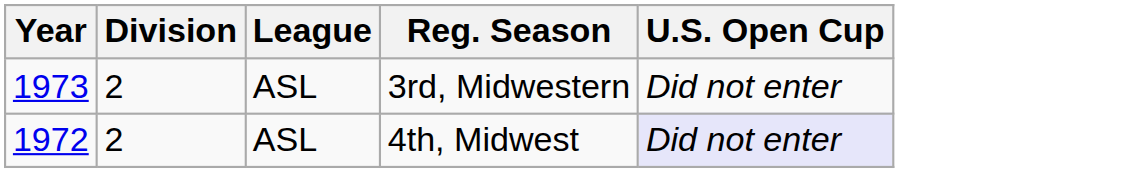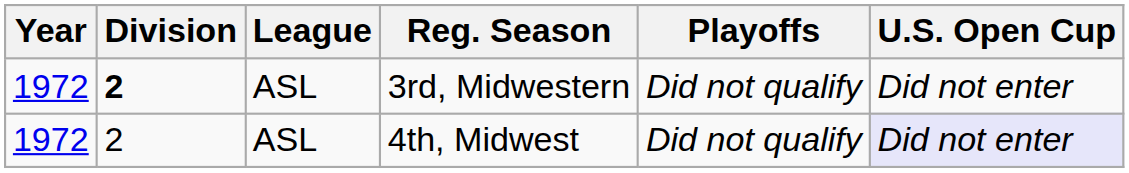+ column: (754, 31)
(51, 85) 1973 -> (51, 85) 1972
(114, 85) normal -> (114, 85) bold
